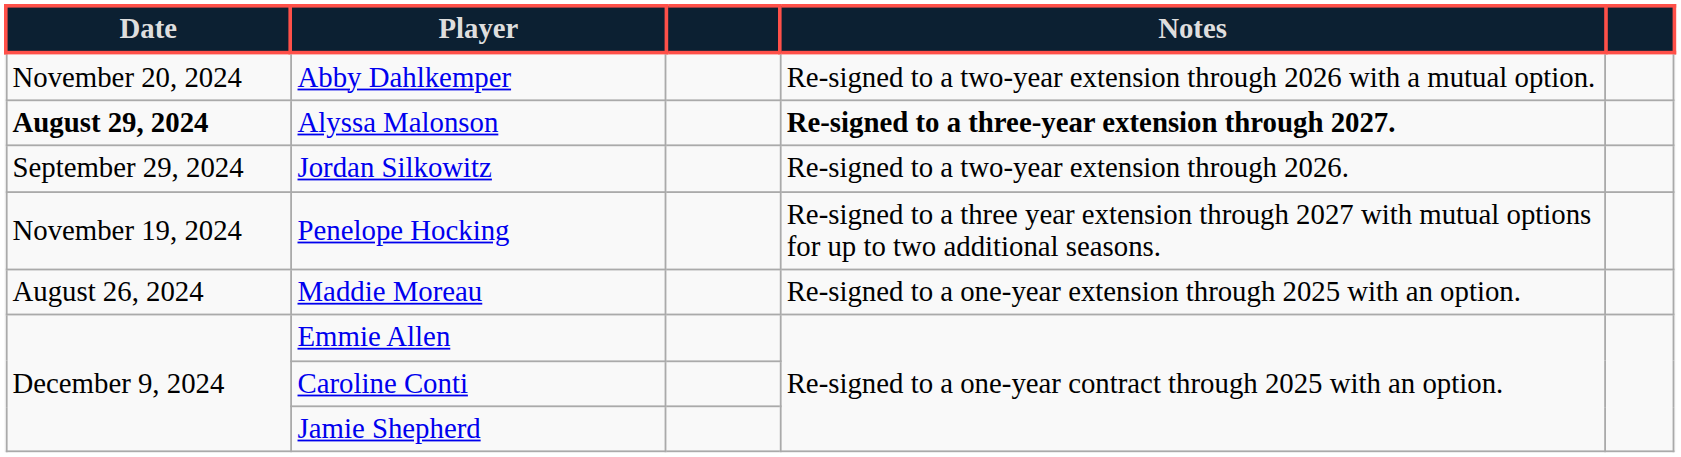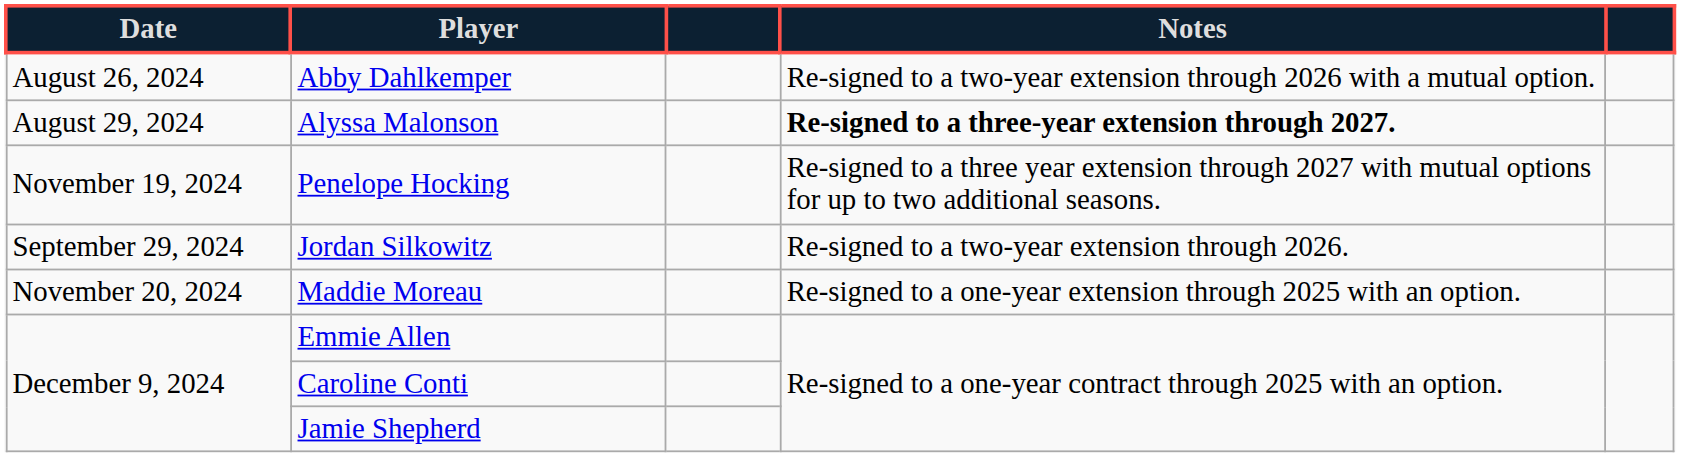(127, 76) November 20, 2024 -> (108, 76) August 26, 2024
(110, 122) bold -> (108, 122) normal
rows swapped: (395, 167) <-> (403, 229)
(108, 291) August 26, 2024 -> (127, 291) November 20, 2024
